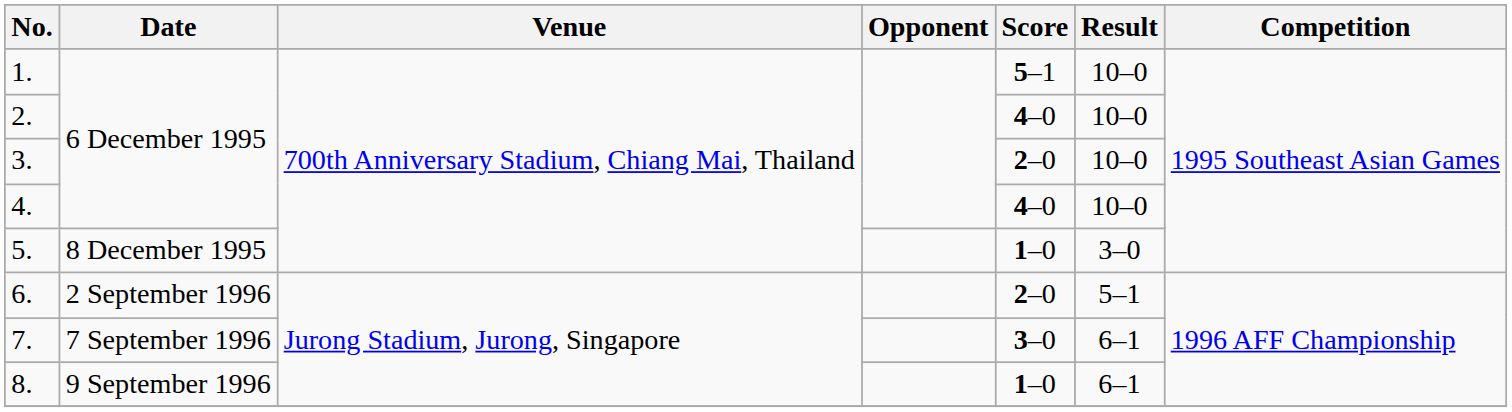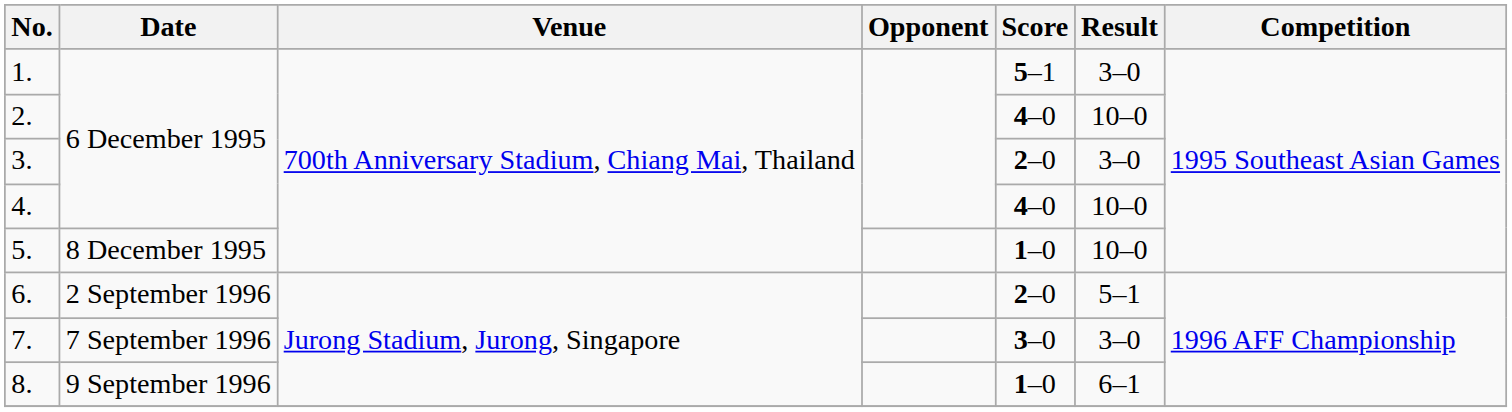(1119, 71) 10–0 -> (1119, 71) 3–0
(1119, 160) 10–0 -> (1119, 160) 3–0
(1119, 250) 3–0 -> (1119, 250) 10–0
(1119, 339) 6–1 -> (1119, 339) 3–0
